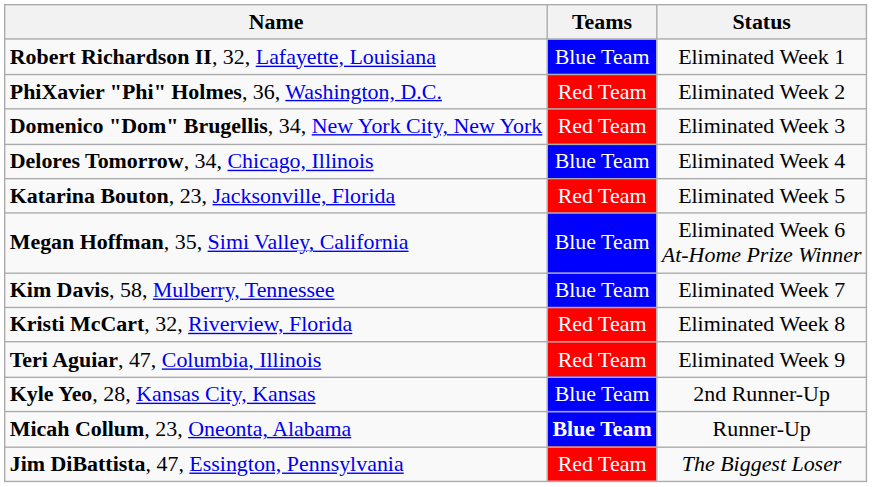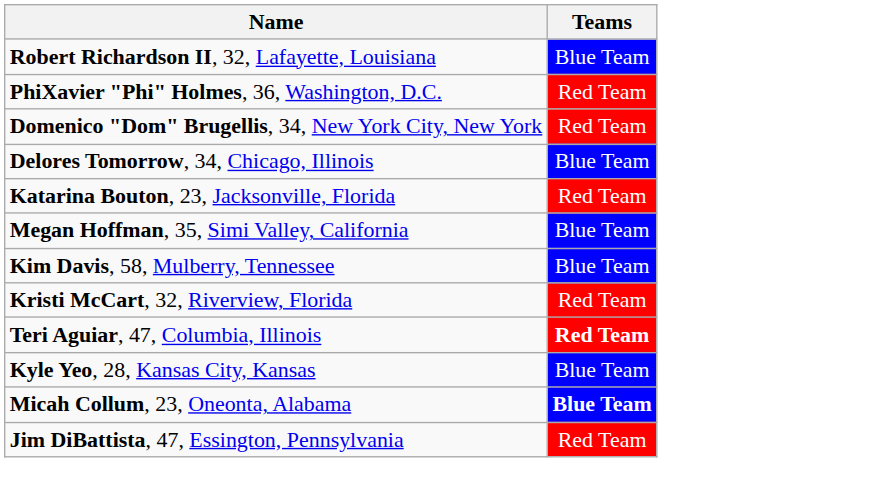- column: (762, 21)
(602, 359) normal -> (602, 334) bold
